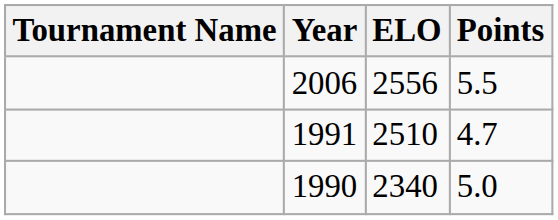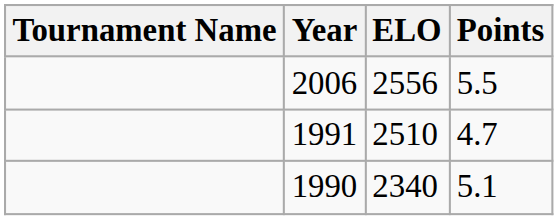(477, 186) 5.0 -> (477, 186) 5.1
